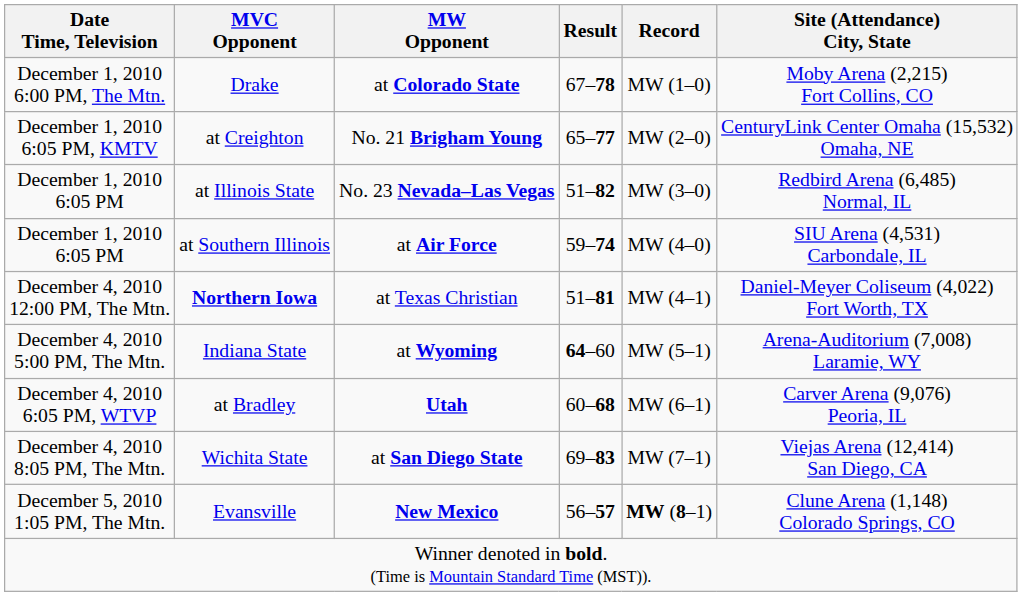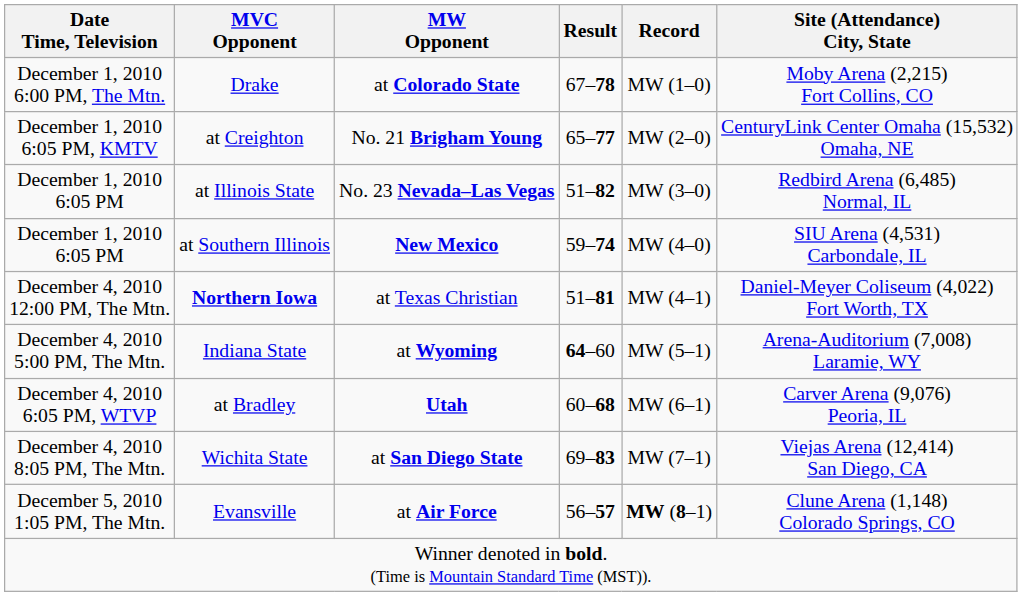(447, 244) at Air Force -> (447, 244) New Mexico
(447, 511) New Mexico -> (447, 511) at Air Force
